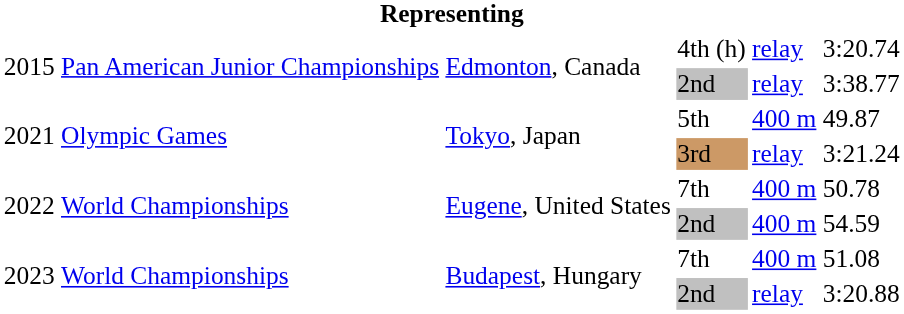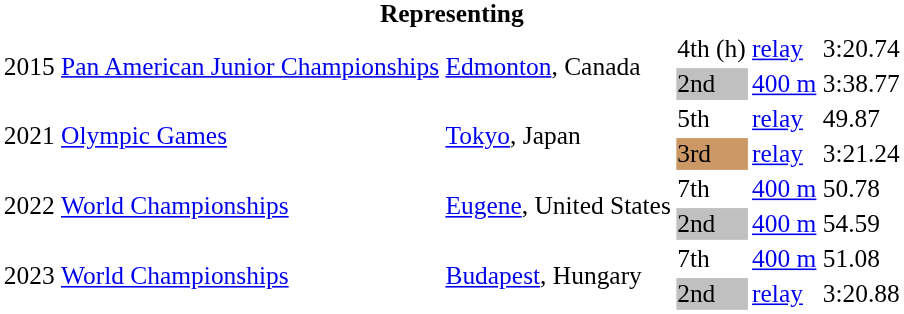(777, 83) relay -> (784, 83) 400 m
(784, 118) 400 m -> (777, 118) relay
